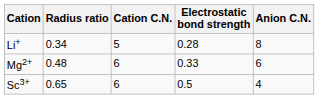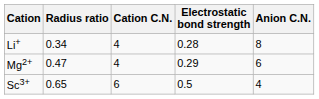(117, 44) 5 -> (117, 44) 4
(56, 64) 0.48 -> (56, 64) 0.47
(117, 64) 6 -> (117, 64) 4
(188, 64) 0.33 -> (188, 64) 0.29
